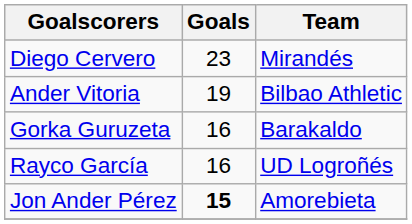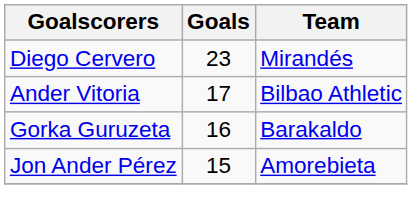(218, 93) 19 -> (218, 93) 17
- row: (79, 165)
(218, 201) bold -> (218, 165) normal
